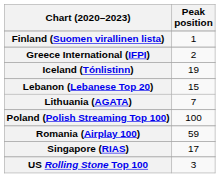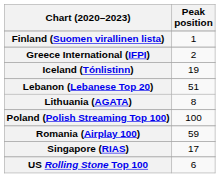(193, 86) 15 -> (193, 86) 51
(193, 102) 7 -> (193, 102) 8
(193, 165) 3 -> (193, 165) 6
